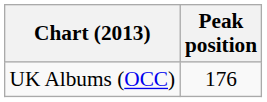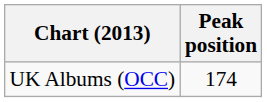(221, 79) 176 -> (221, 79) 174
